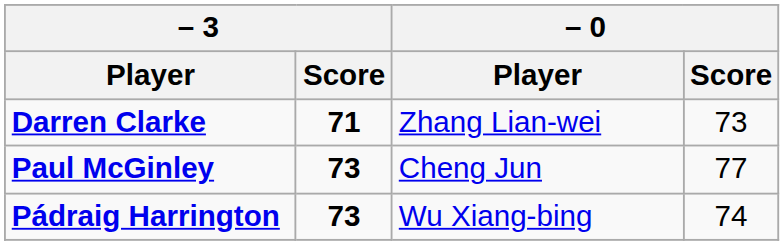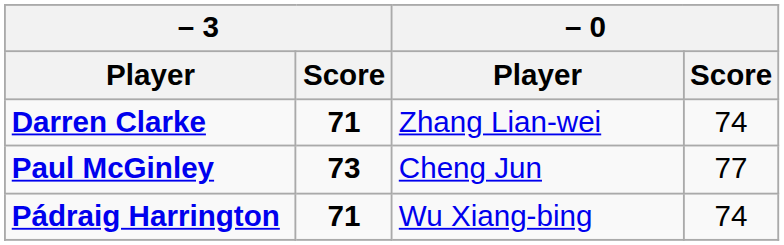(731, 121) 73 -> (731, 121) 74
(344, 215) 73 -> (344, 215) 71
